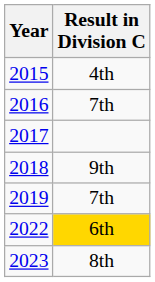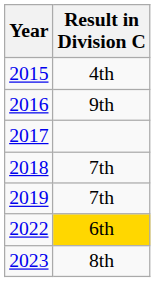(102, 104) 7th -> (102, 104) 9th
(102, 167) 9th -> (102, 167) 7th
